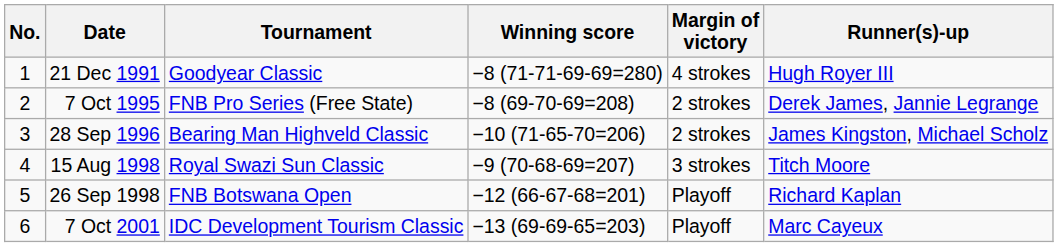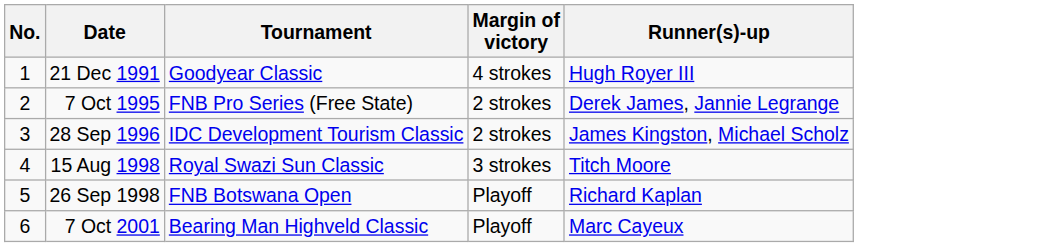- column: (568, 31)
(298, 134) Bearing Man Highveld Classic -> (316, 134) IDC Development Tourism Classic
(316, 227) IDC Development Tourism Classic -> (298, 227) Bearing Man Highveld Classic
